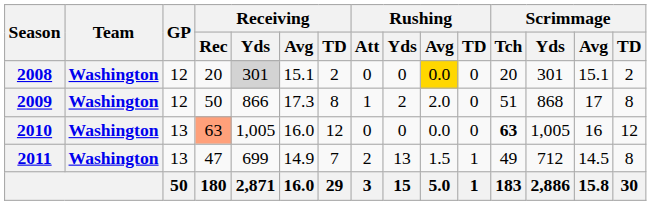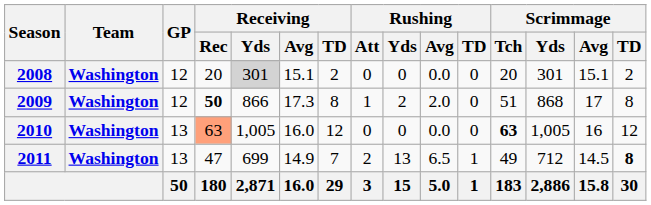(439, 74) gold background -> (439, 74) no background
(213, 102) normal -> (213, 102) bold
(439, 158) 1.5 -> (439, 158) 6.5
(629, 158) normal -> (629, 158) bold
